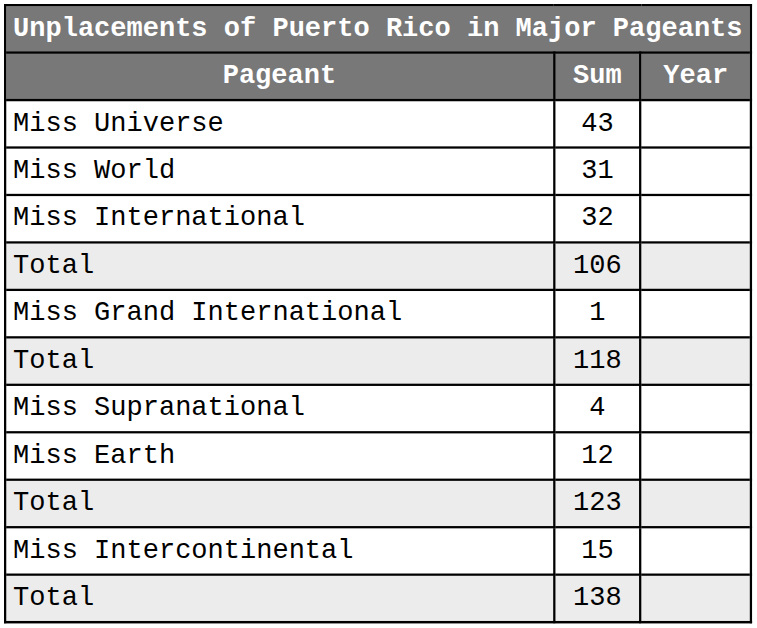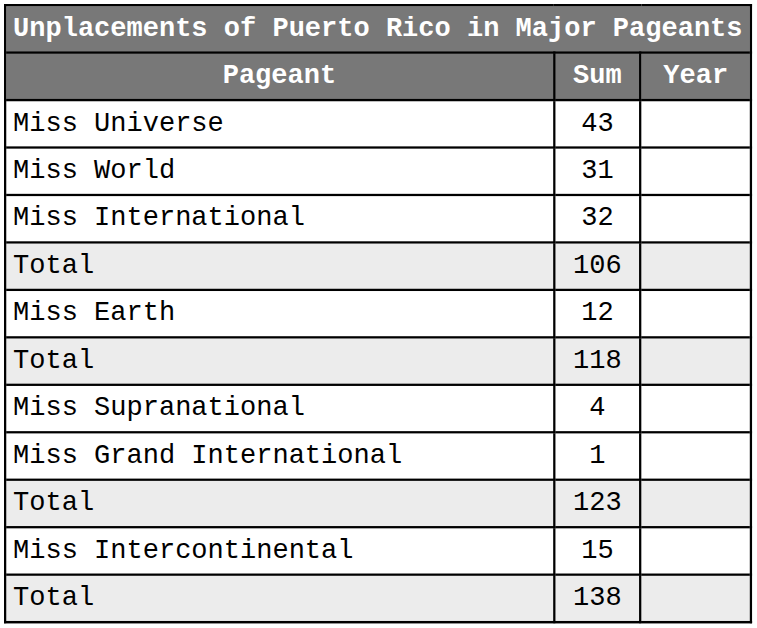rows swapped: (597, 456) <-> (597, 314)
